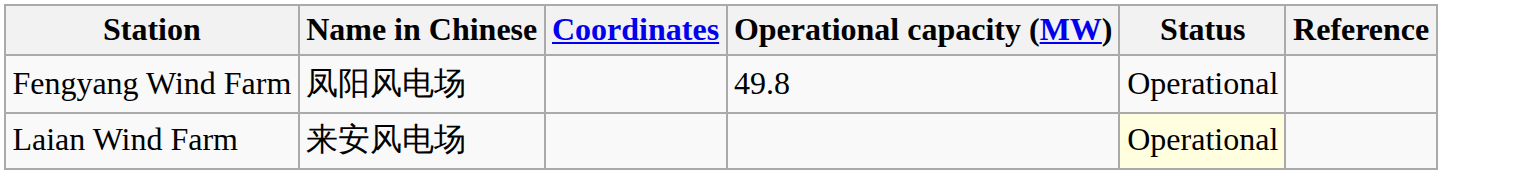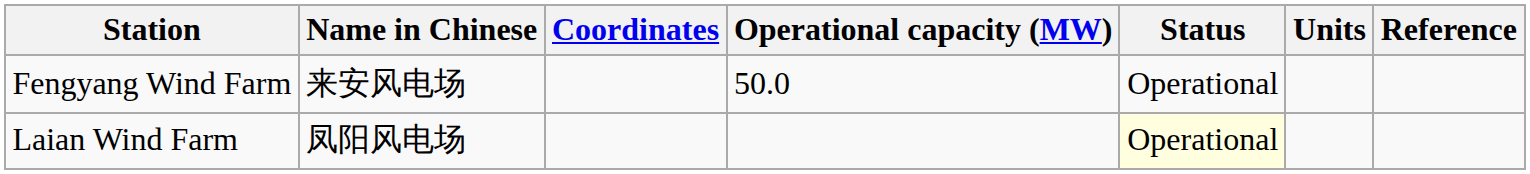+ column: (1330, 29)
(386, 82) 凤阳风电场 -> (386, 82) 来安风电场
(762, 83) 49.8 -> (762, 83) 50.0
(386, 139) 来安风电场 -> (386, 139) 凤阳风电场
